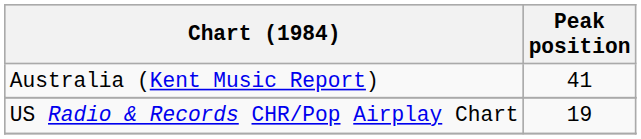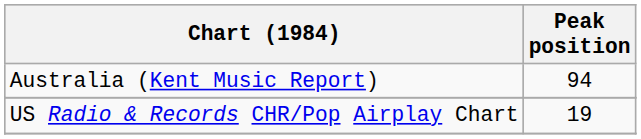(580, 81) 41 -> (580, 81) 94
